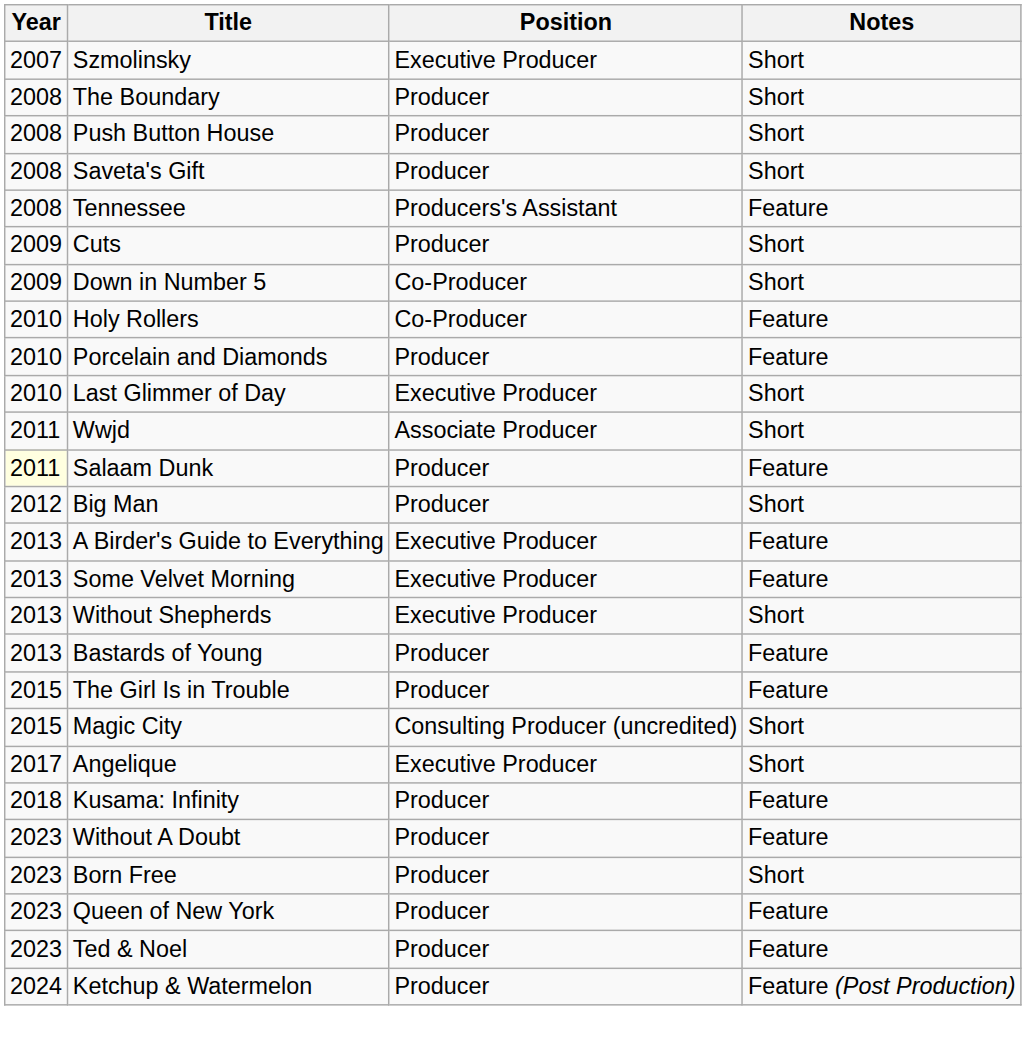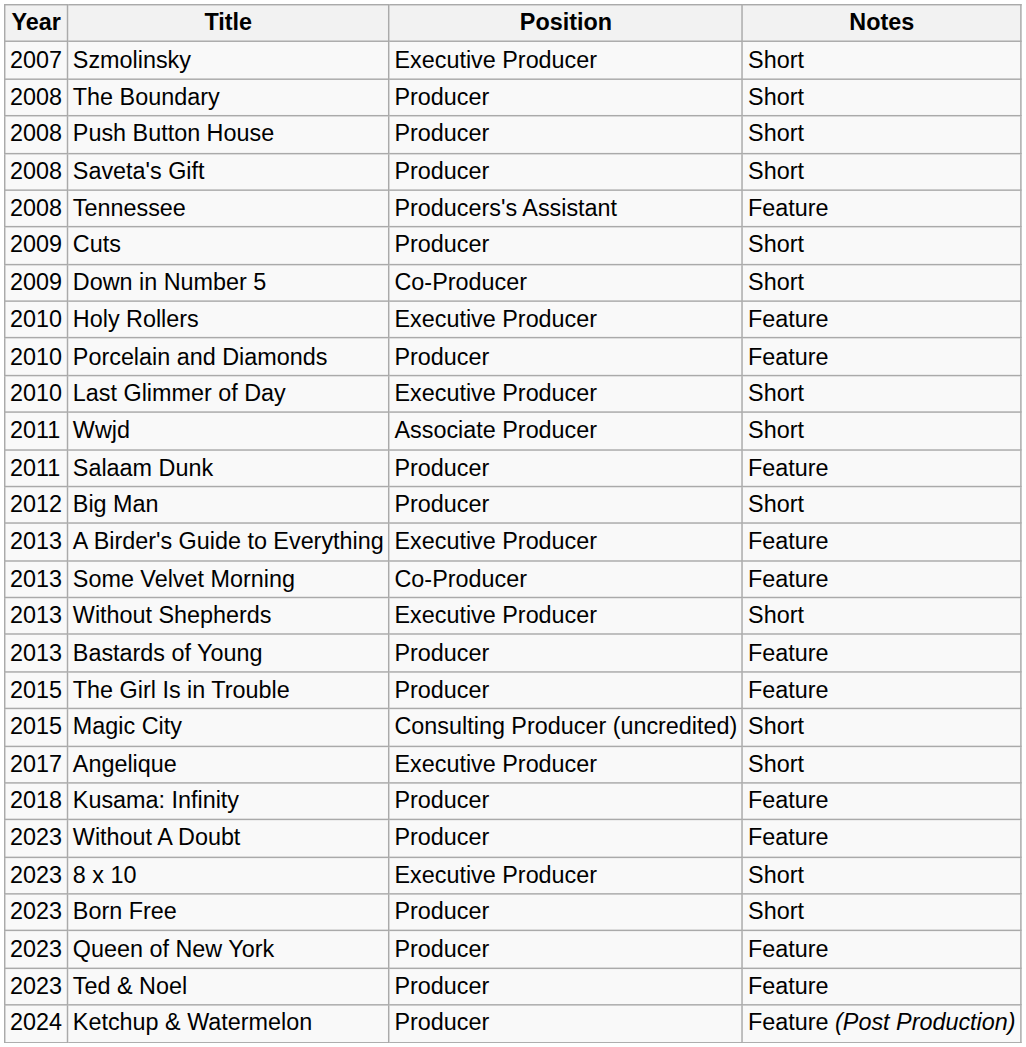(461, 319) Co-Producer -> (496, 319) Executive Producer
(35, 467) lightyellow background -> (35, 467) no background
(496, 578) Executive Producer -> (461, 578) Co-Producer
+ row: (105, 875)
